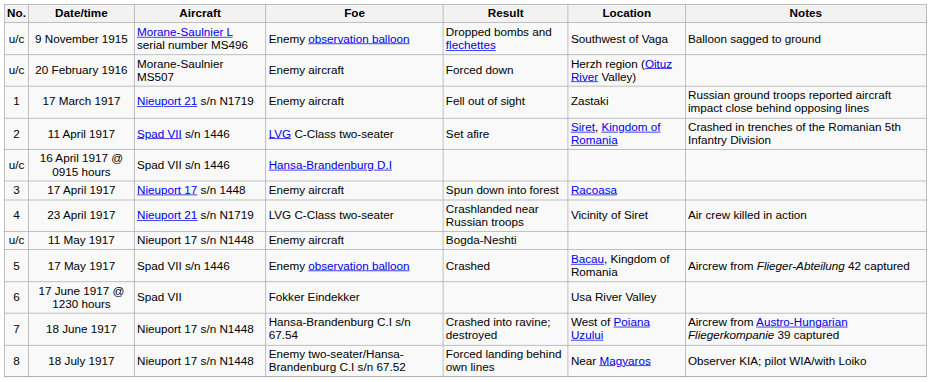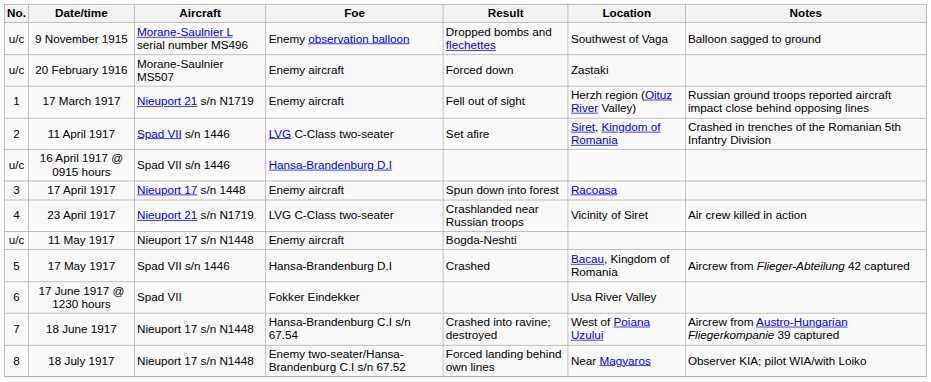(622, 70) Herzh region (Oituz River Valley) -> (590, 70) Zastaki
(590, 102) Zastaki -> (622, 102) Herzh region (Oituz River Valley)
(339, 265) Enemy observation balloon -> (330, 265) Hansa-Brandenburg D.I
